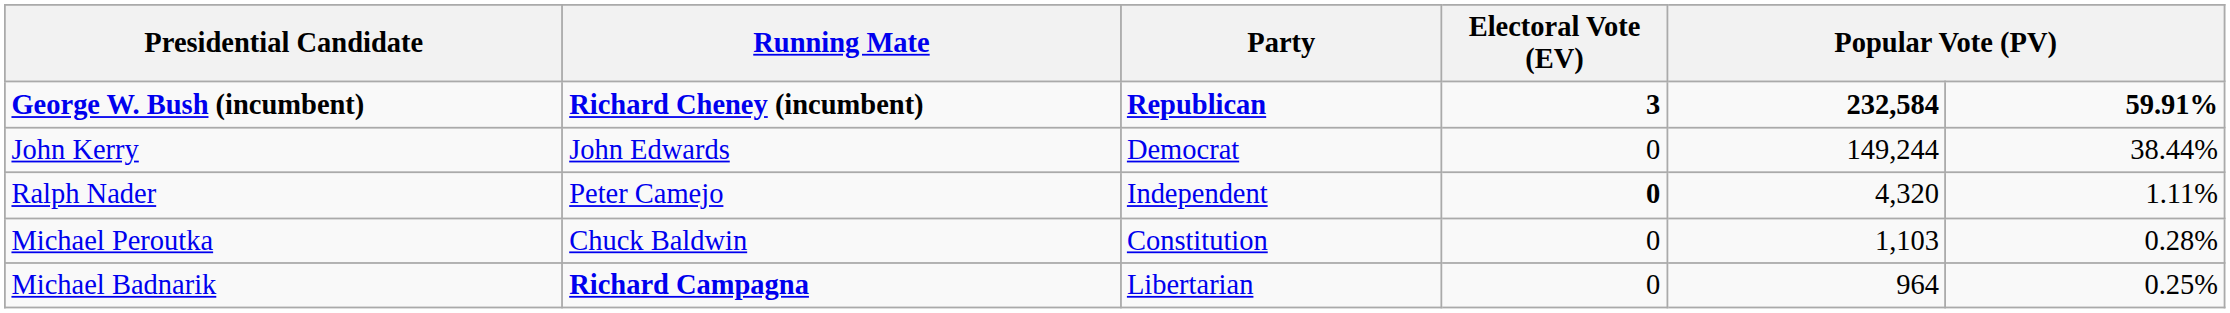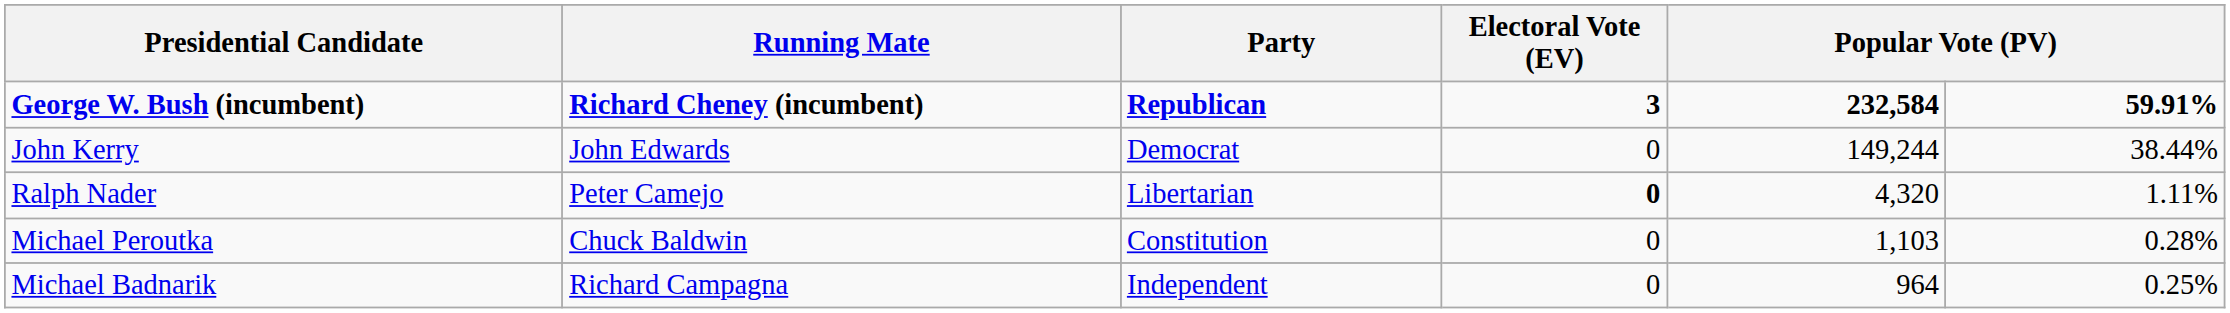(1197, 194) Independent -> (1190, 194) Libertarian
(689, 284) bold -> (679, 284) normal
(1190, 284) Libertarian -> (1197, 284) Independent
